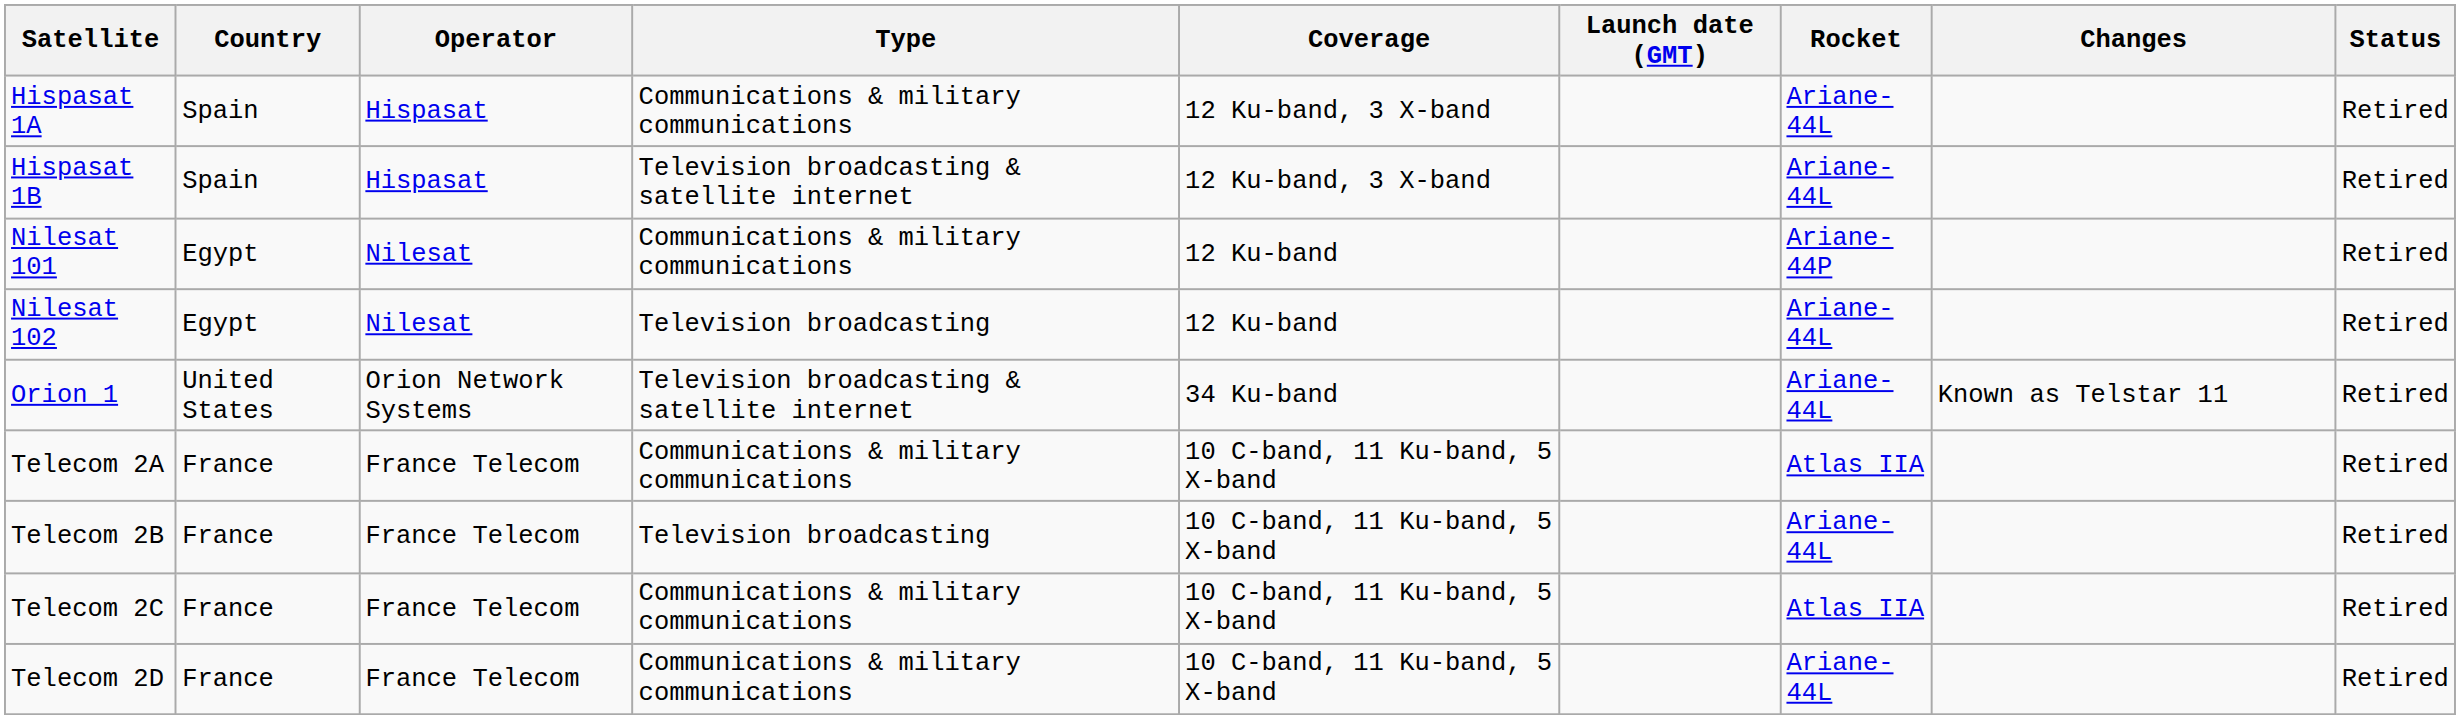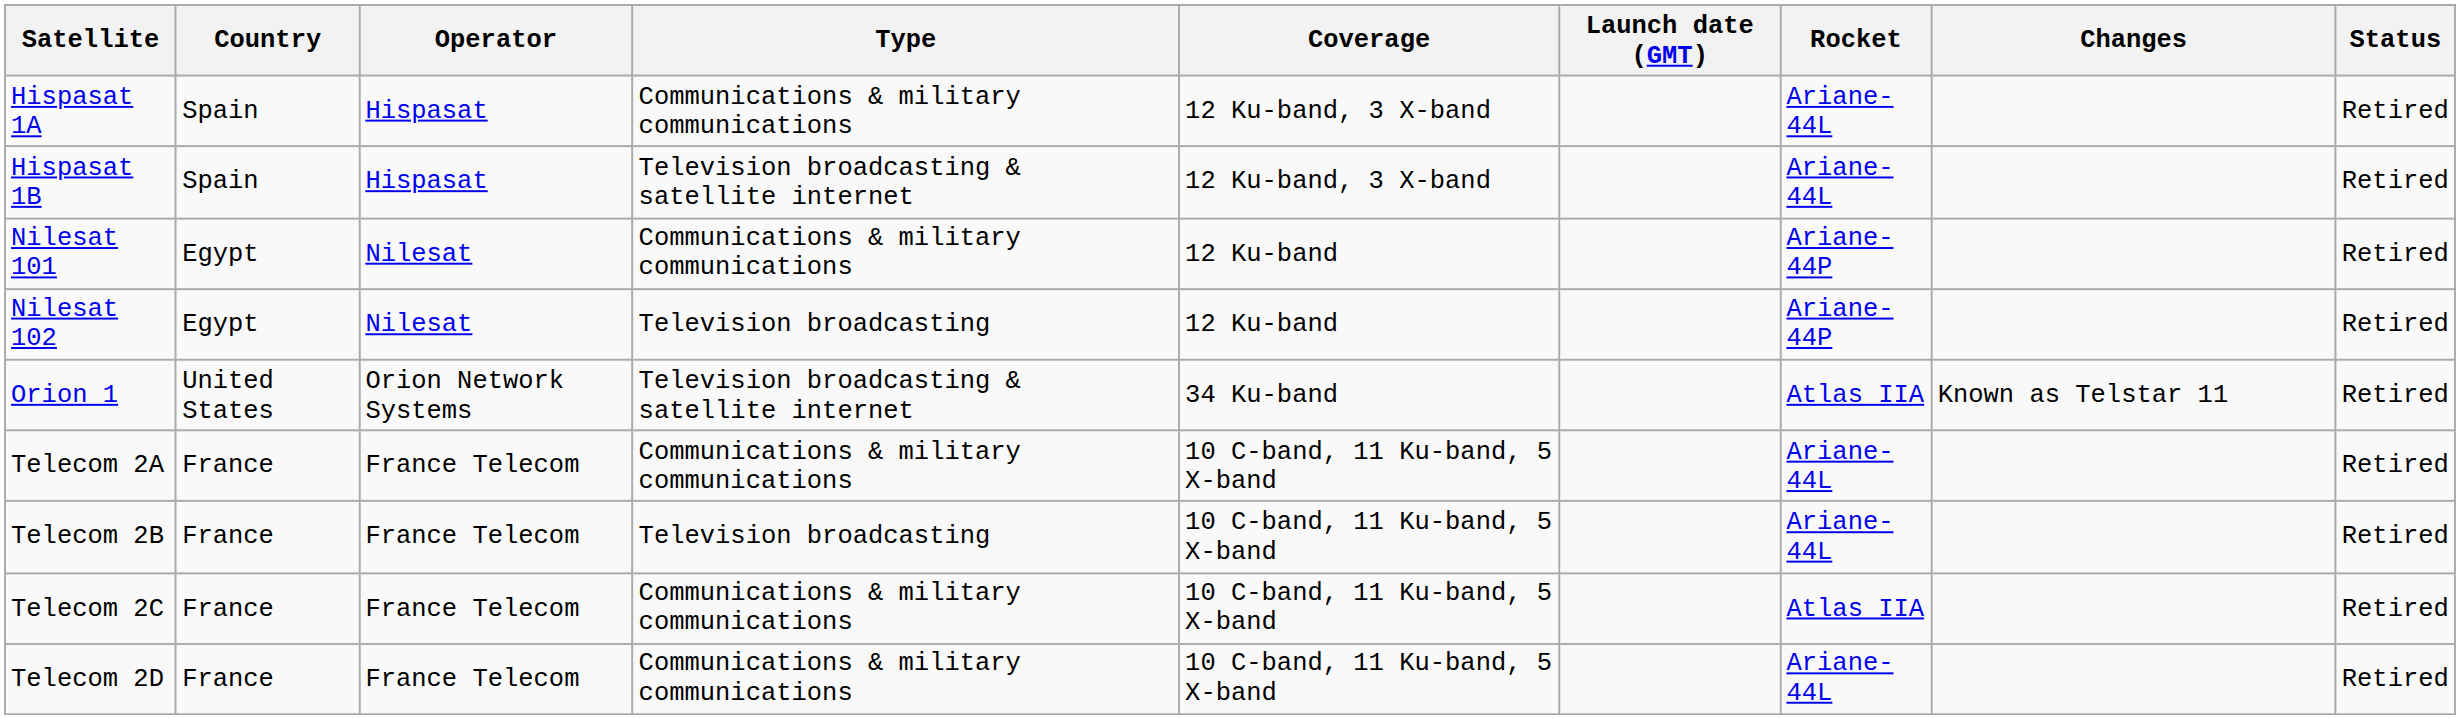(1840, 324) Ariane-44L -> (1840, 324) Ariane-44P
(1840, 395) Ariane-44L -> (1855, 395) Atlas IIA
(1855, 466) Atlas IIA -> (1840, 466) Ariane-44L
